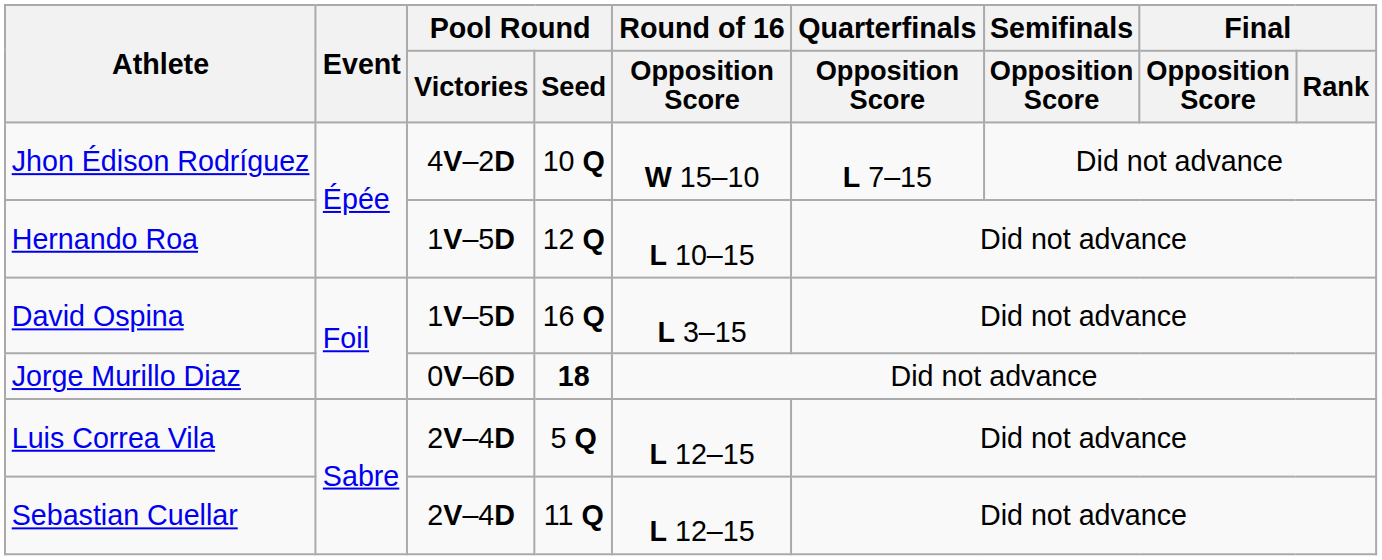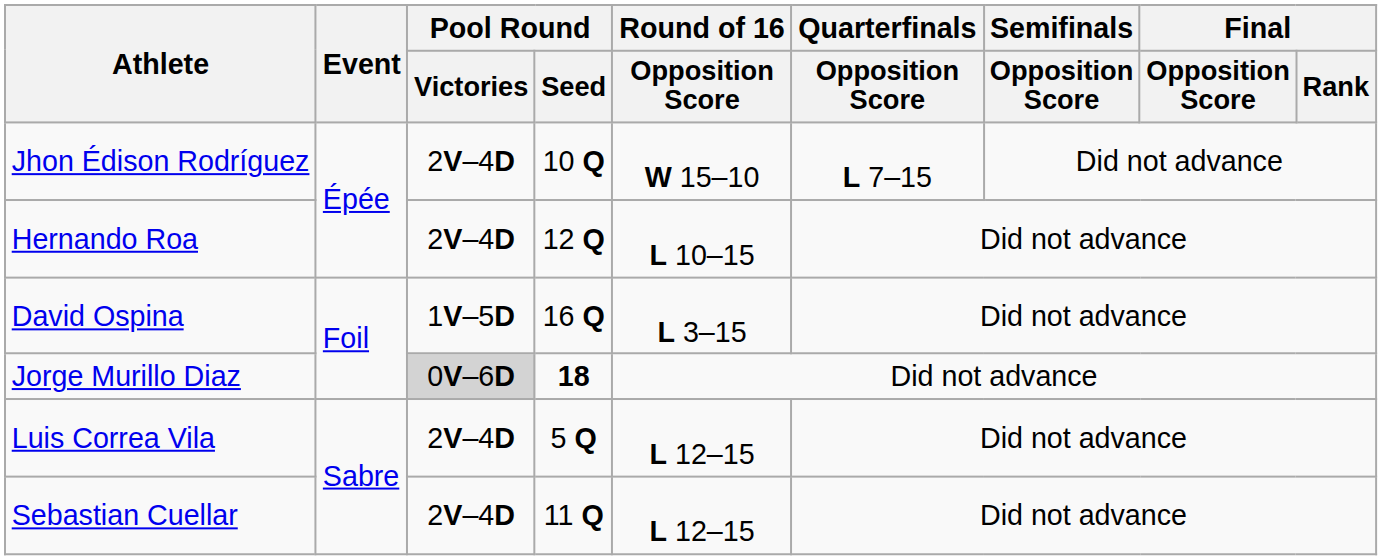(471, 162) 4V–2D -> (471, 162) 2V–4D
(471, 239) 1V–5D -> (471, 239) 2V–4D
(471, 377) no background -> (471, 377) lightgrey background
